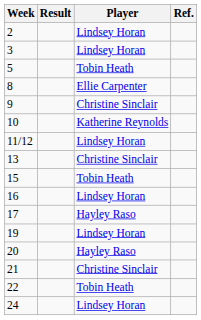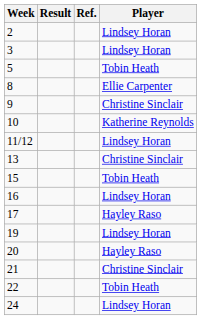columns swapped: (122, 13) <-> (184, 13)
